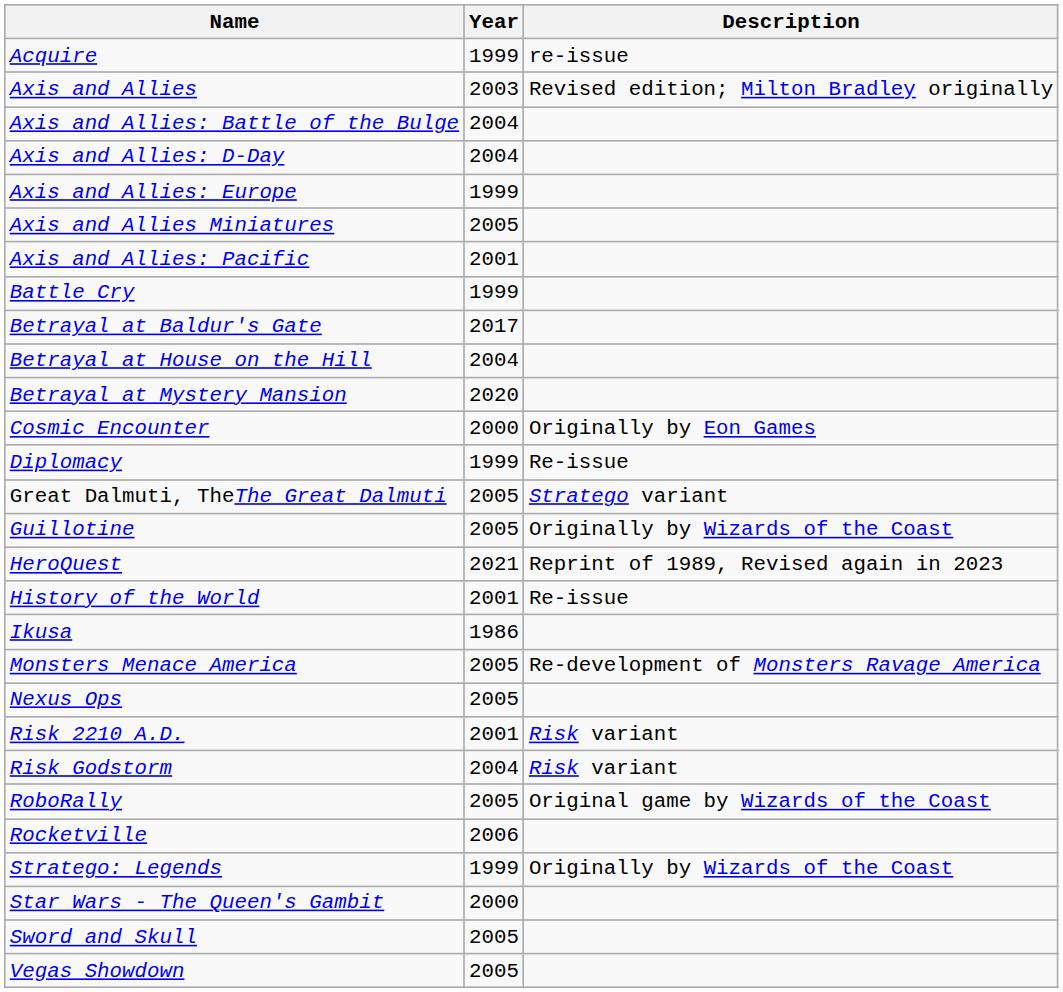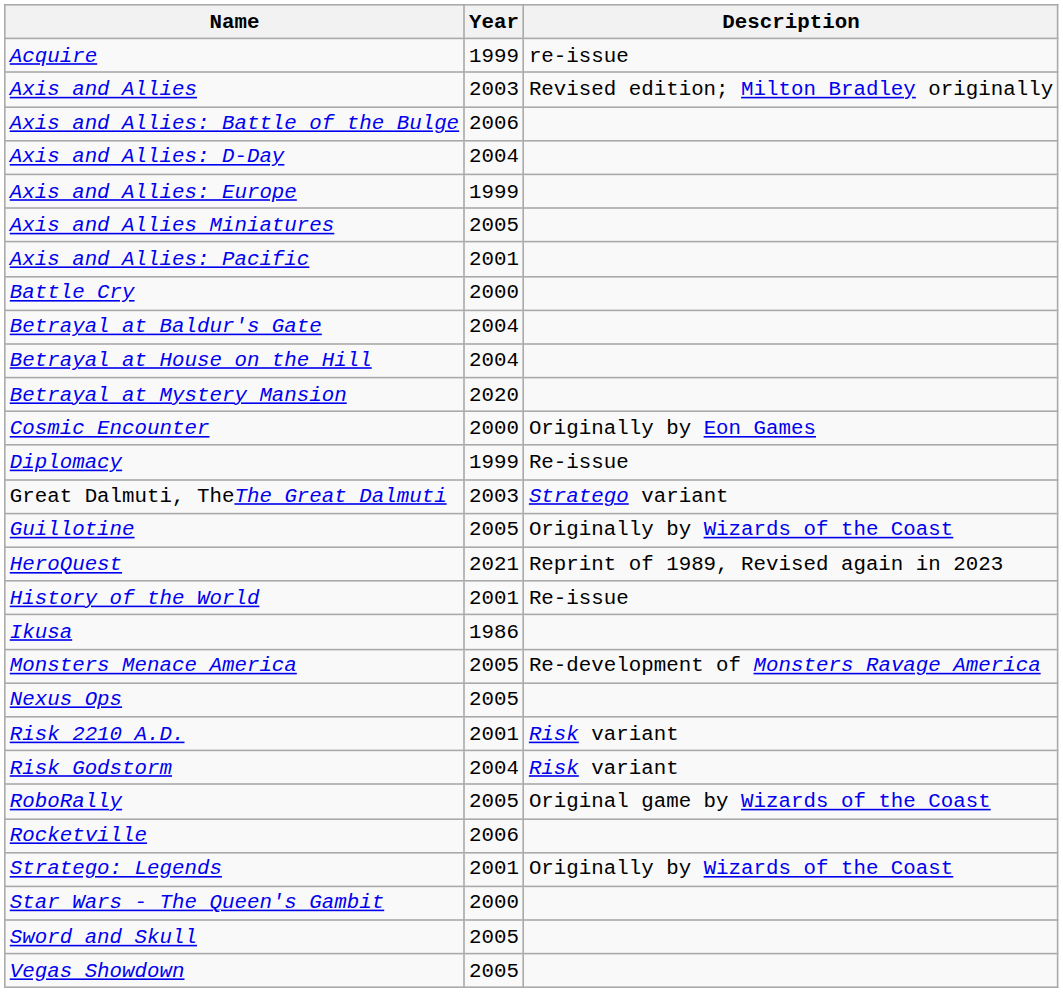(494, 123) 2004 -> (494, 123) 2006
(494, 293) 1999 -> (494, 293) 2000
(494, 327) 2017 -> (494, 327) 2004
(494, 496) 2005 -> (494, 496) 2003
(494, 869) 1999 -> (494, 869) 2001
